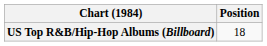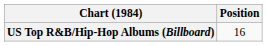(240, 31) 18 -> (240, 31) 16
